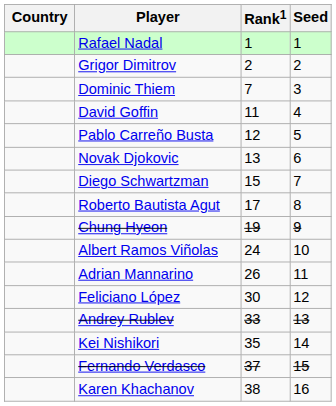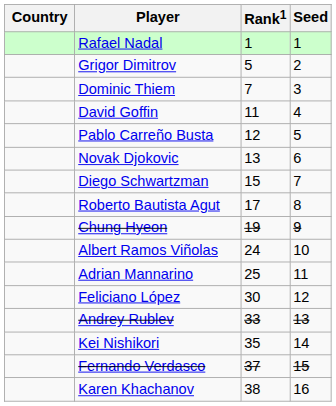(248, 66) 2 -> (248, 66) 5
(252, 273) 26 -> (252, 273) 25
